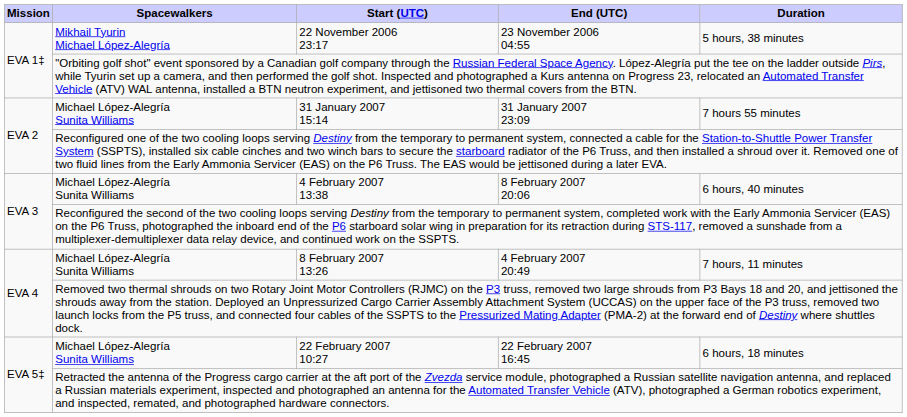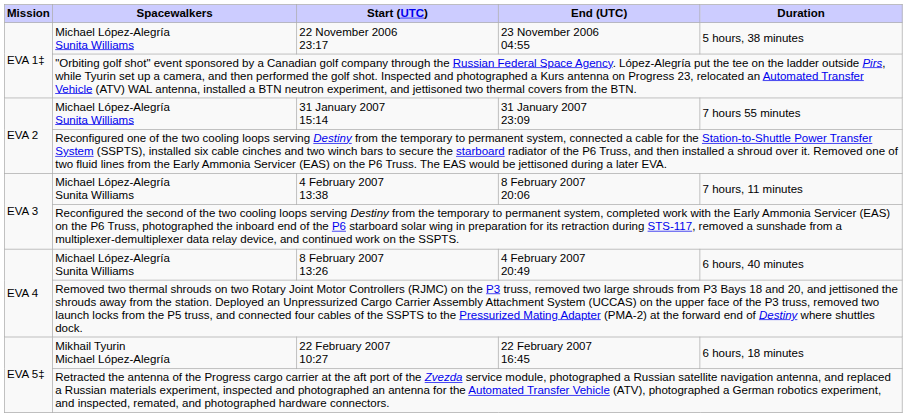(113, 38) Mikhail Tyurin Michael López-Alegría -> (113, 38) Michael López-Alegría Sunita Williams
(753, 189) 6 hours, 40 minutes -> (753, 189) 7 hours, 11 minutes
(753, 264) 7 hours, 11 minutes -> (753, 264) 6 hours, 40 minutes
(113, 353) Michael López-Alegría Sunita Williams -> (113, 353) Mikhail Tyurin Michael López-Alegría
